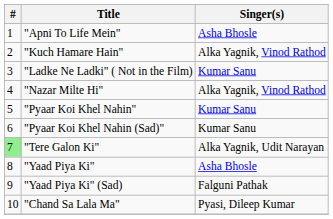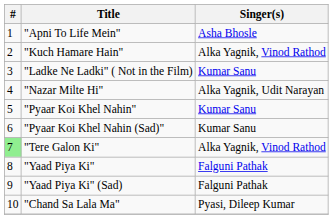(262, 90) Alka Yagnik, Vinod Rathod -> (261, 90) Alka Yagnik, Udit Narayan
(261, 147) Alka Yagnik, Udit Narayan -> (262, 147) Alka Yagnik, Vinod Rathod
(227, 166) Asha Bhosle -> (233, 166) Falguni Pathak
